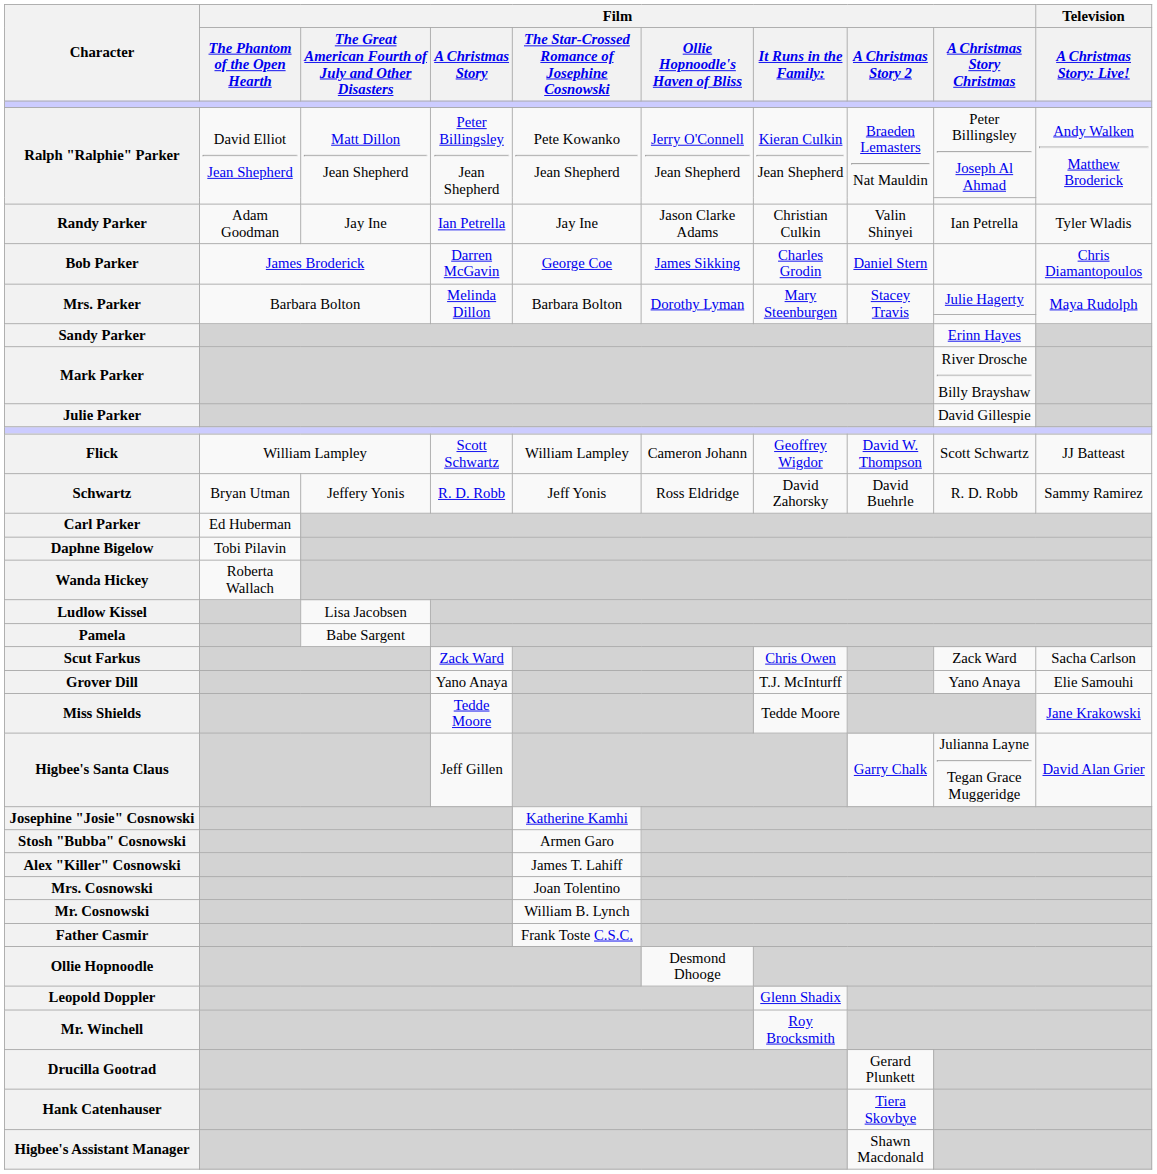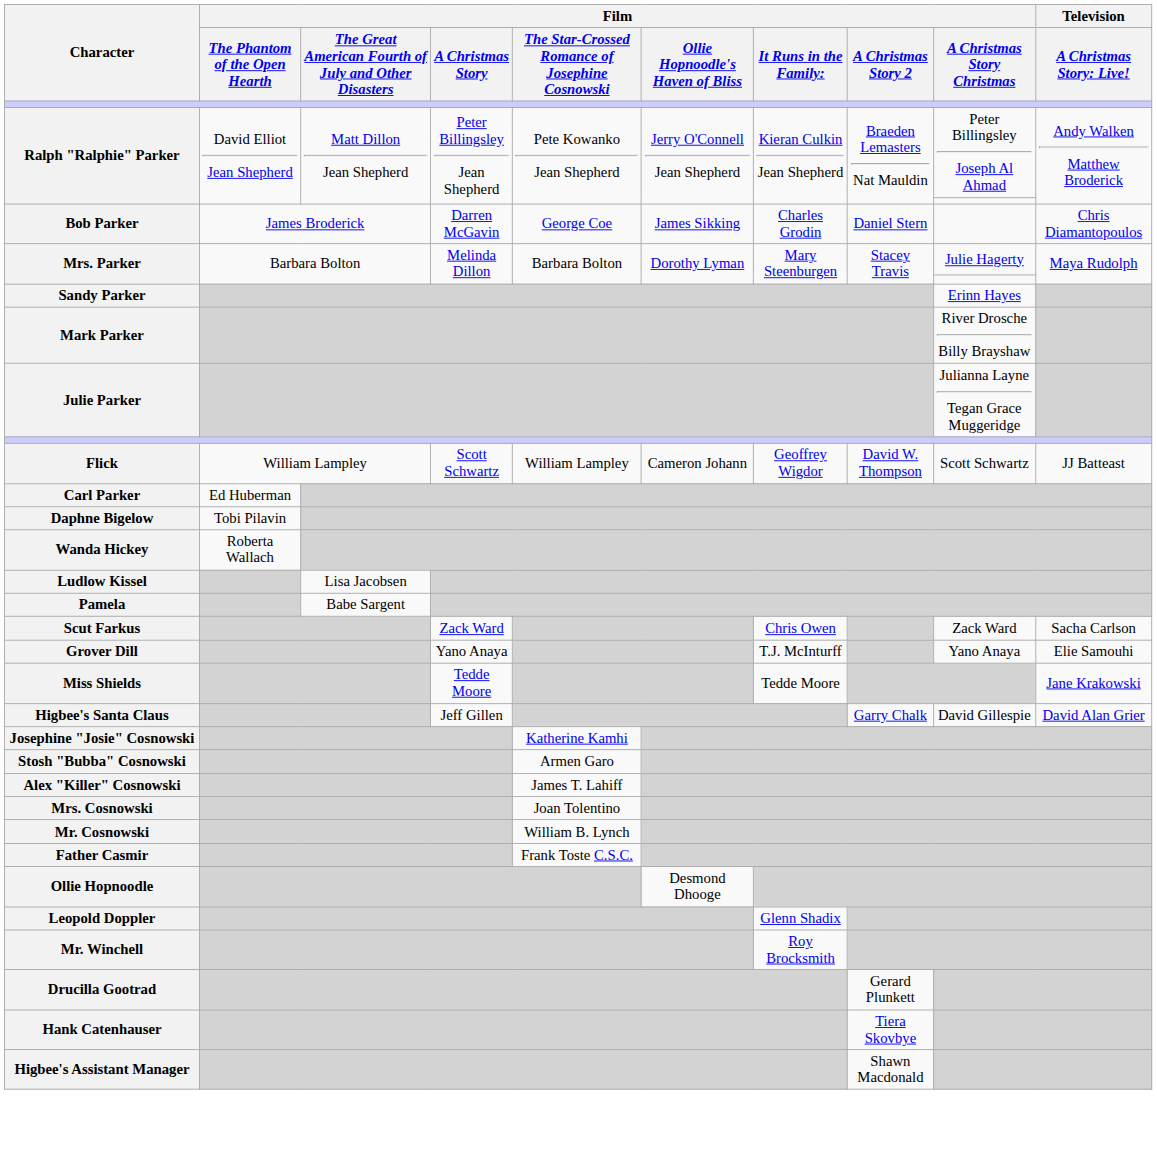- row: (102, 223)
(984, 415) David Gillespie -> (984, 400) Julianna Layne Tegan Grace Muggeridge
- row: (102, 493)
(984, 769) Julianna Layne Tegan Grace Muggeridge -> (984, 714) David Gillespie
